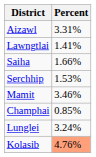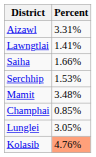(68, 95) 3.46% -> (68, 95) 3.48%
(68, 128) 3.24% -> (68, 128) 3.05%
